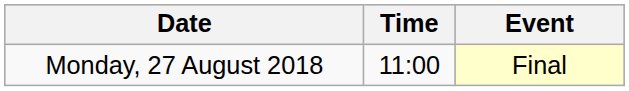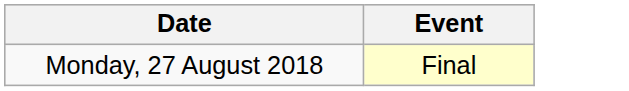- column: (409, 24)
